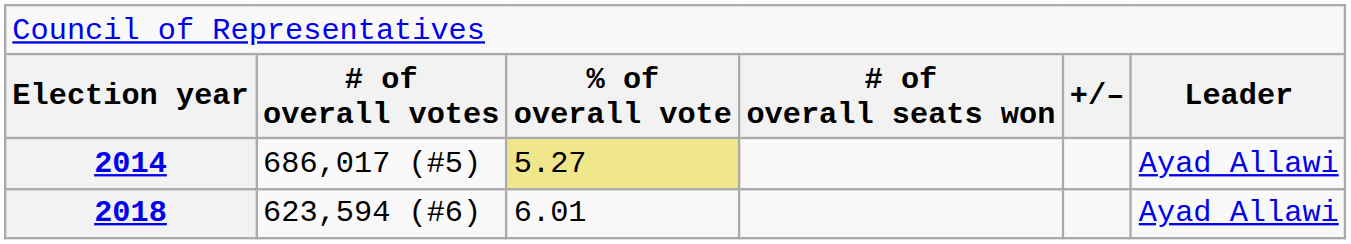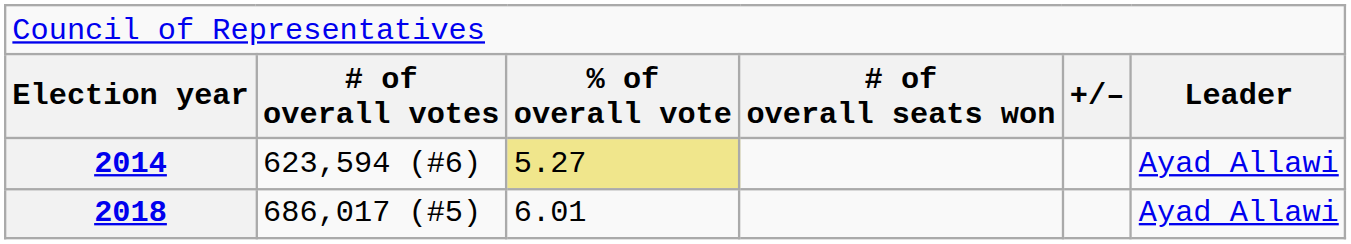(372, 164) 686,017 (#5) -> (372, 164) 623,594 (#6)
(372, 213) 623,594 (#6) -> (372, 213) 686,017 (#5)
